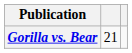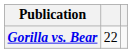(111, 37) 21 -> (111, 37) 22
